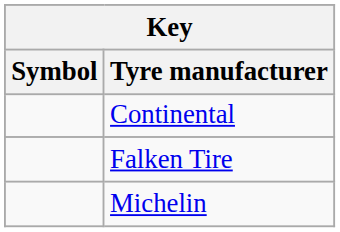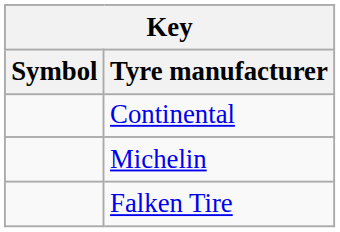rows swapped: (158, 203) <-> (171, 159)
